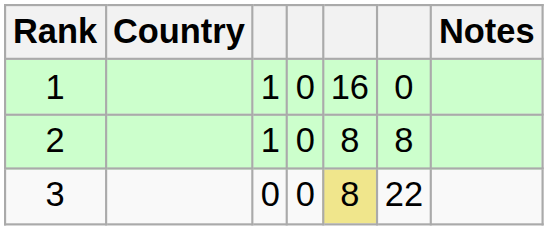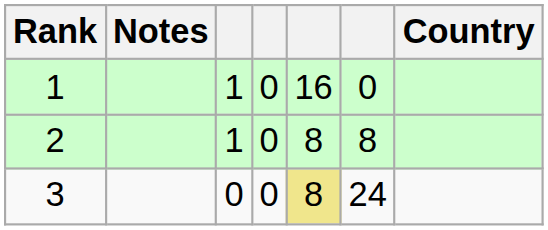columns swapped: (179, 31) <-> (487, 31)
(404, 195) 22 -> (368, 195) 24
